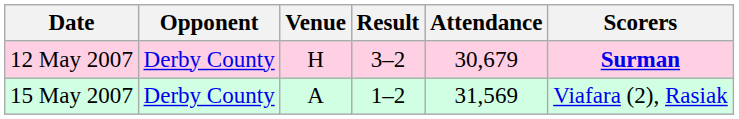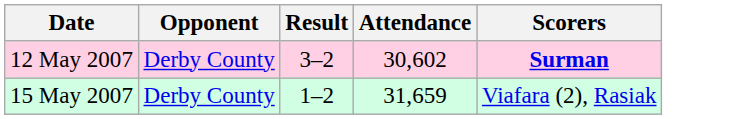- column: (316, 22)
(486, 59) 30,679 -> (415, 59) 30,602
(486, 95) 31,569 -> (415, 95) 31,659
